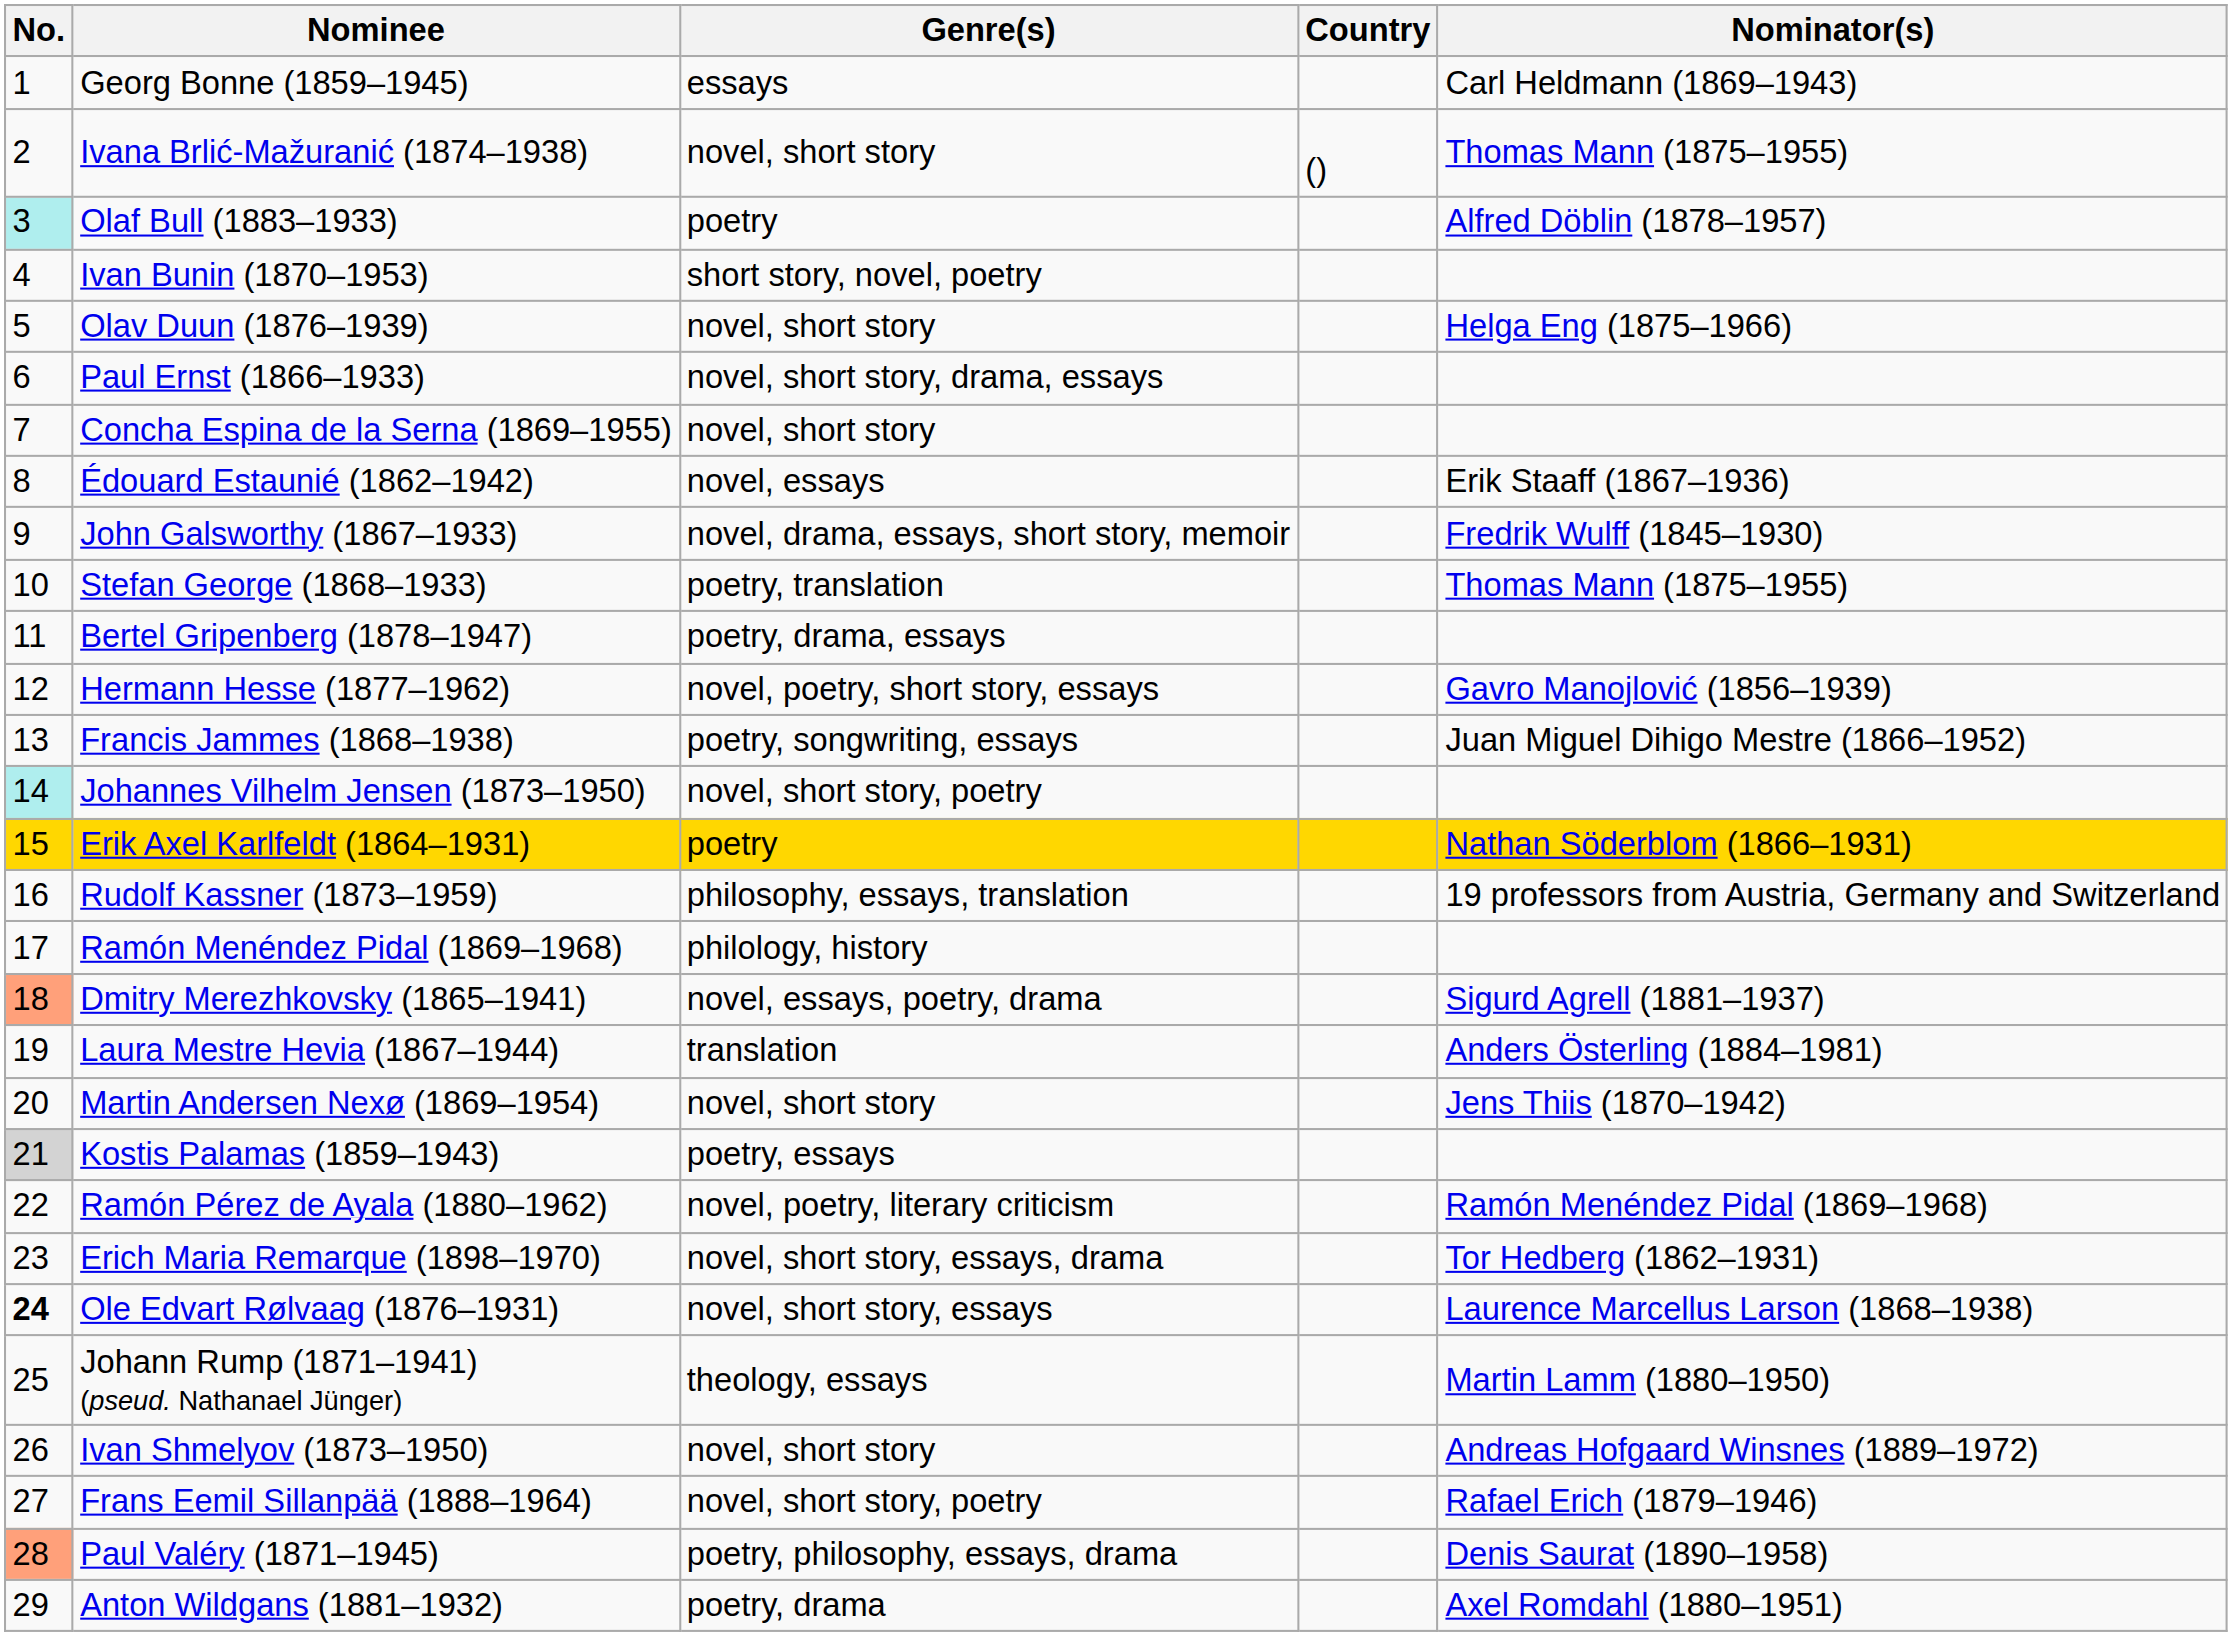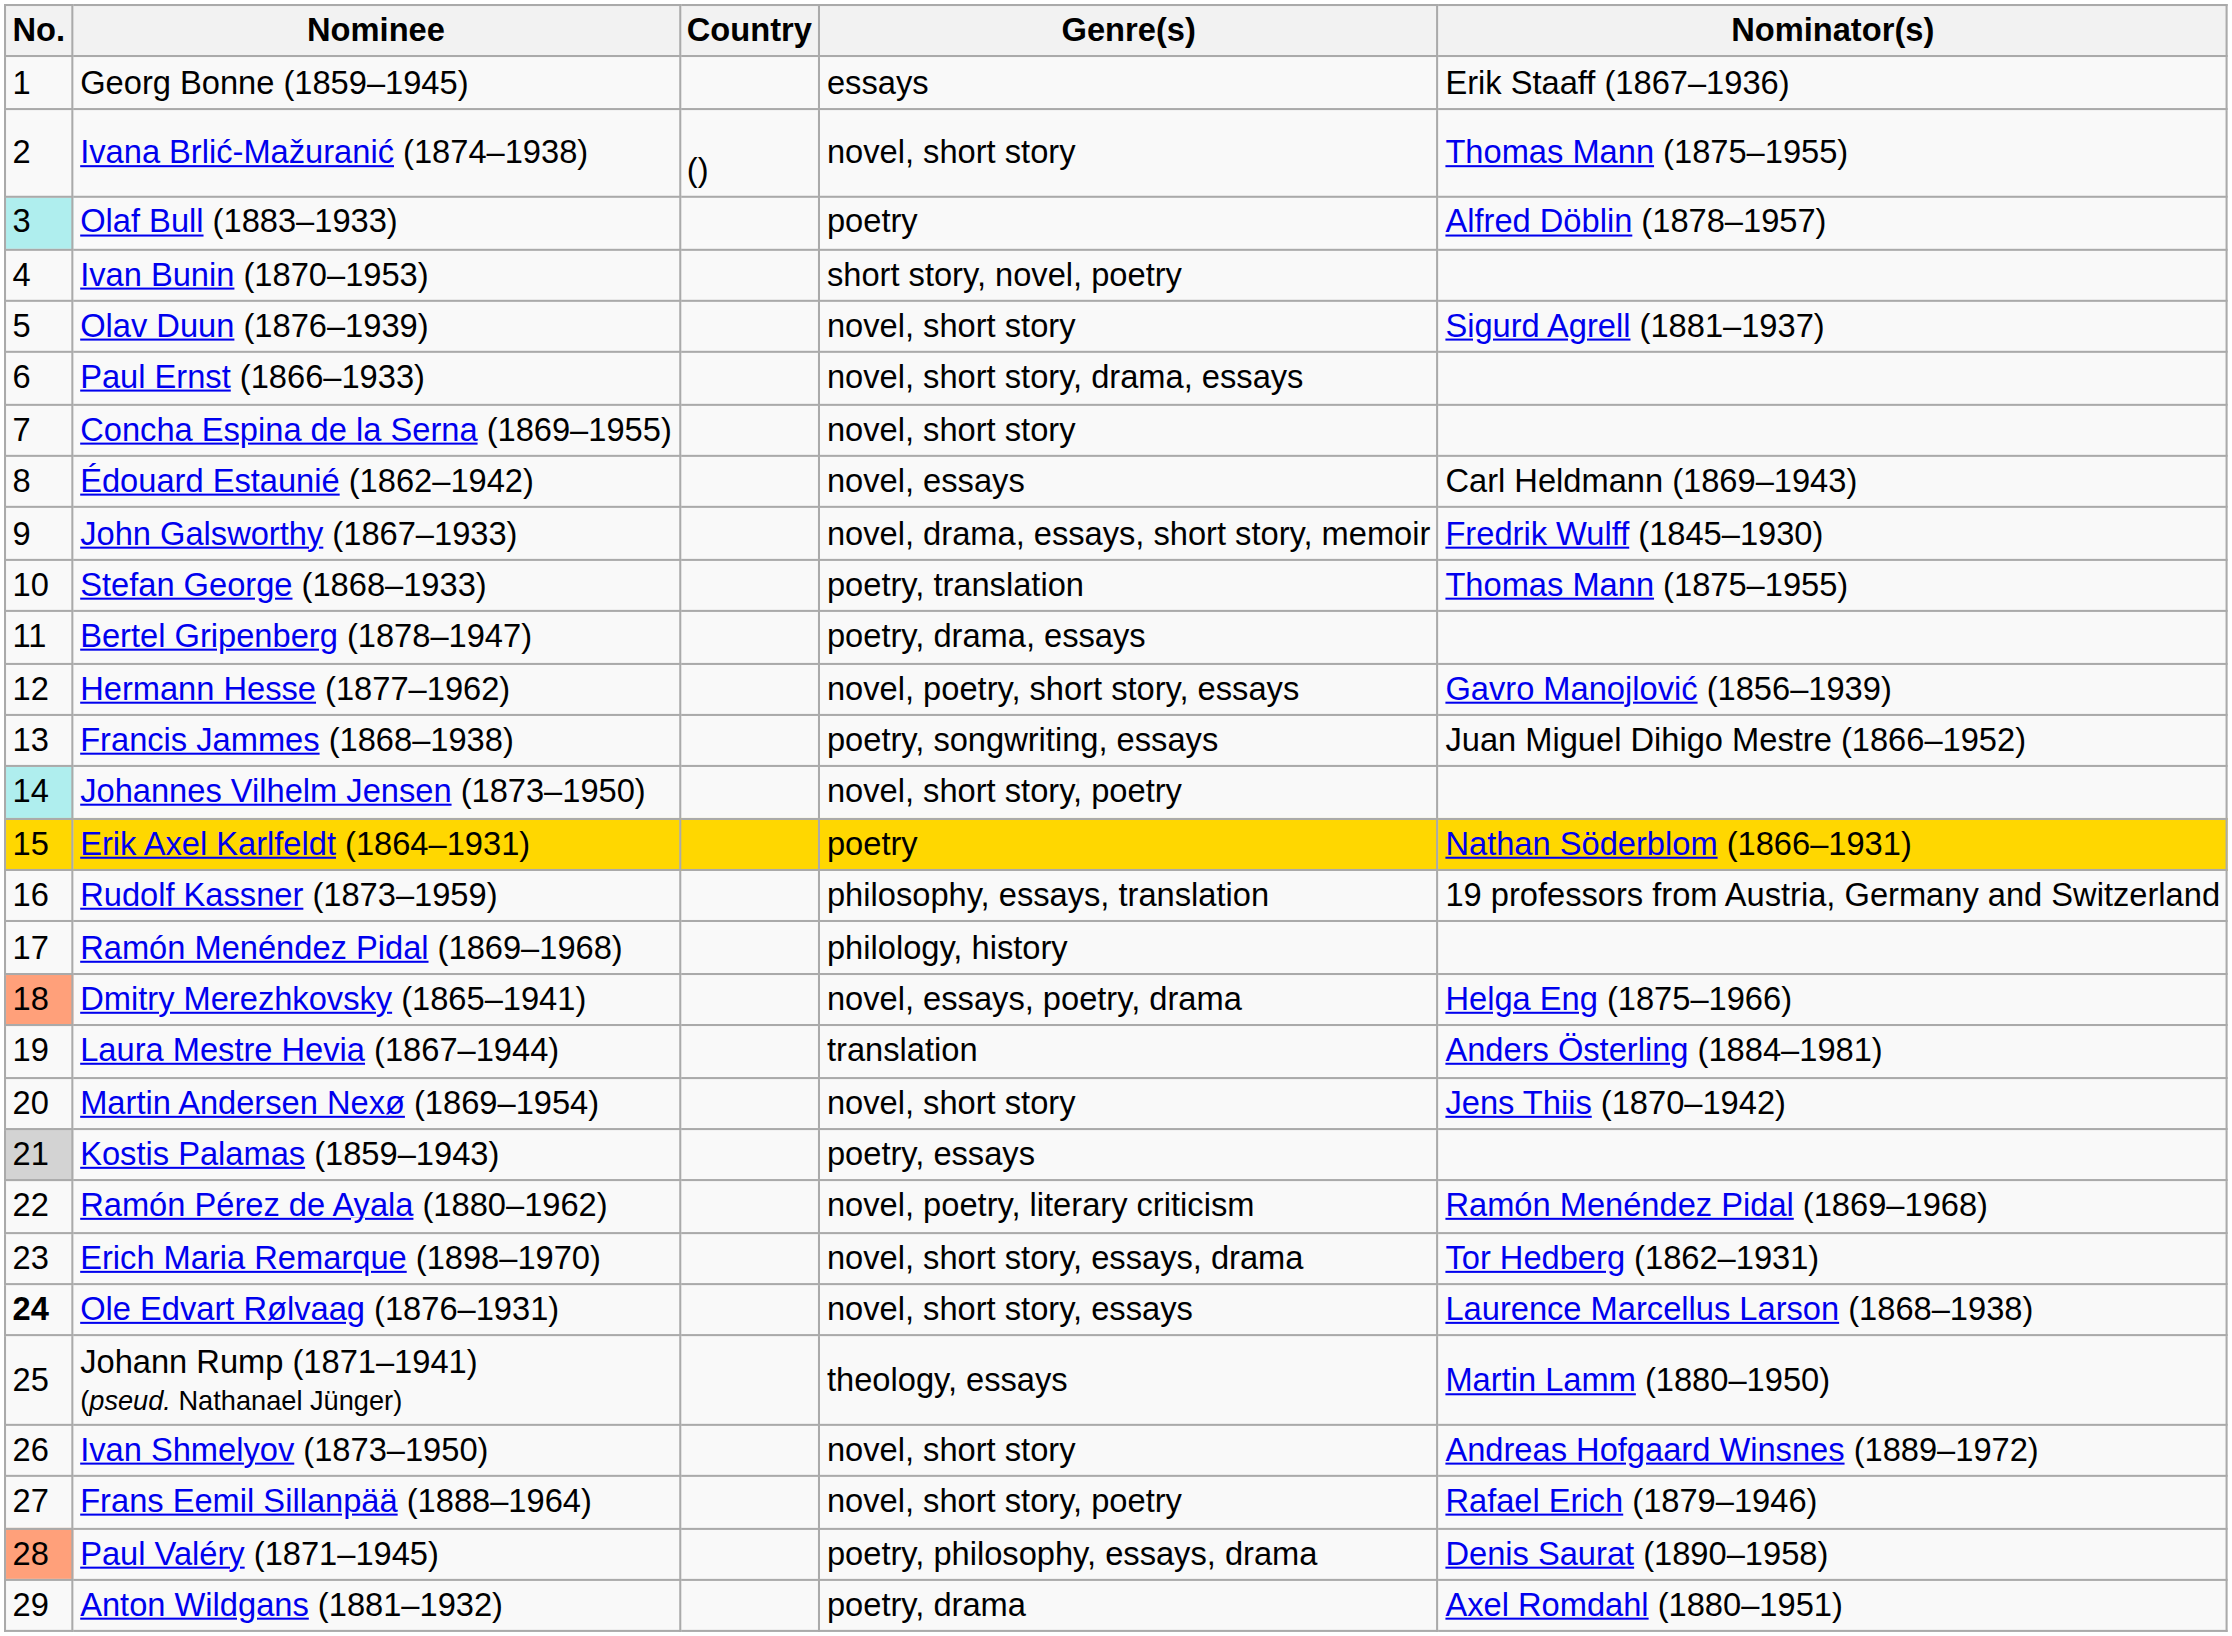columns swapped: (1368, 30) <-> (989, 30)
(1651, 82) Carl Heldmann (1869–1943) -> (1617, 82) Erik Staaff (1867–1936)
(1619, 325) Helga Eng (1875–1966) -> (1635, 325) Sigurd Agrell (1881–1937)
(1617, 481) Erik Staaff (1867–1936) -> (1651, 481) Carl Heldmann (1869–1943)
(1635, 998) Sigurd Agrell (1881–1937) -> (1619, 998) Helga Eng (1875–1966)
